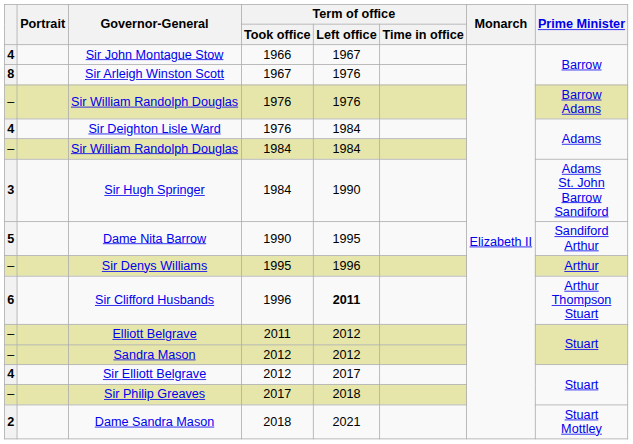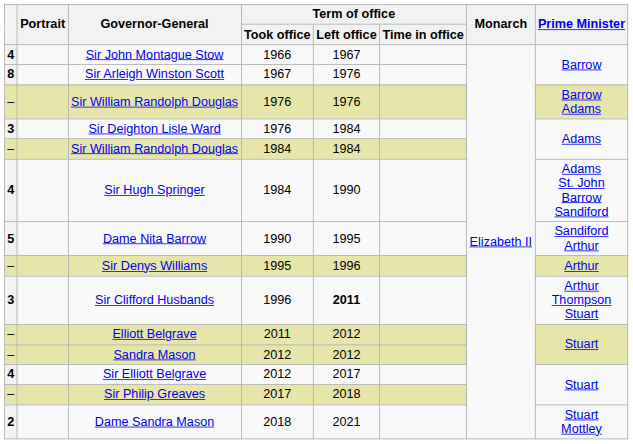(11, 128) 4 -> (11, 128) 3
(11, 190) 3 -> (11, 190) 4
(11, 300) 6 -> (11, 300) 3
